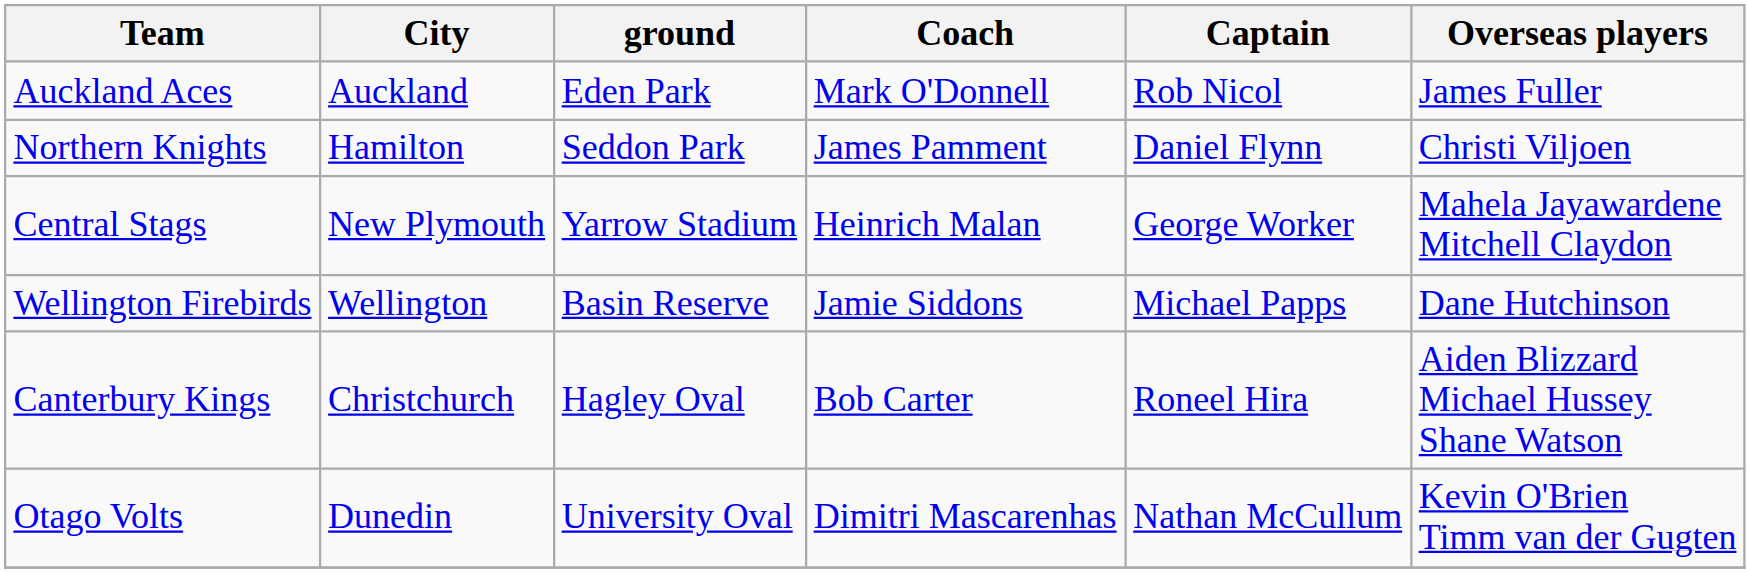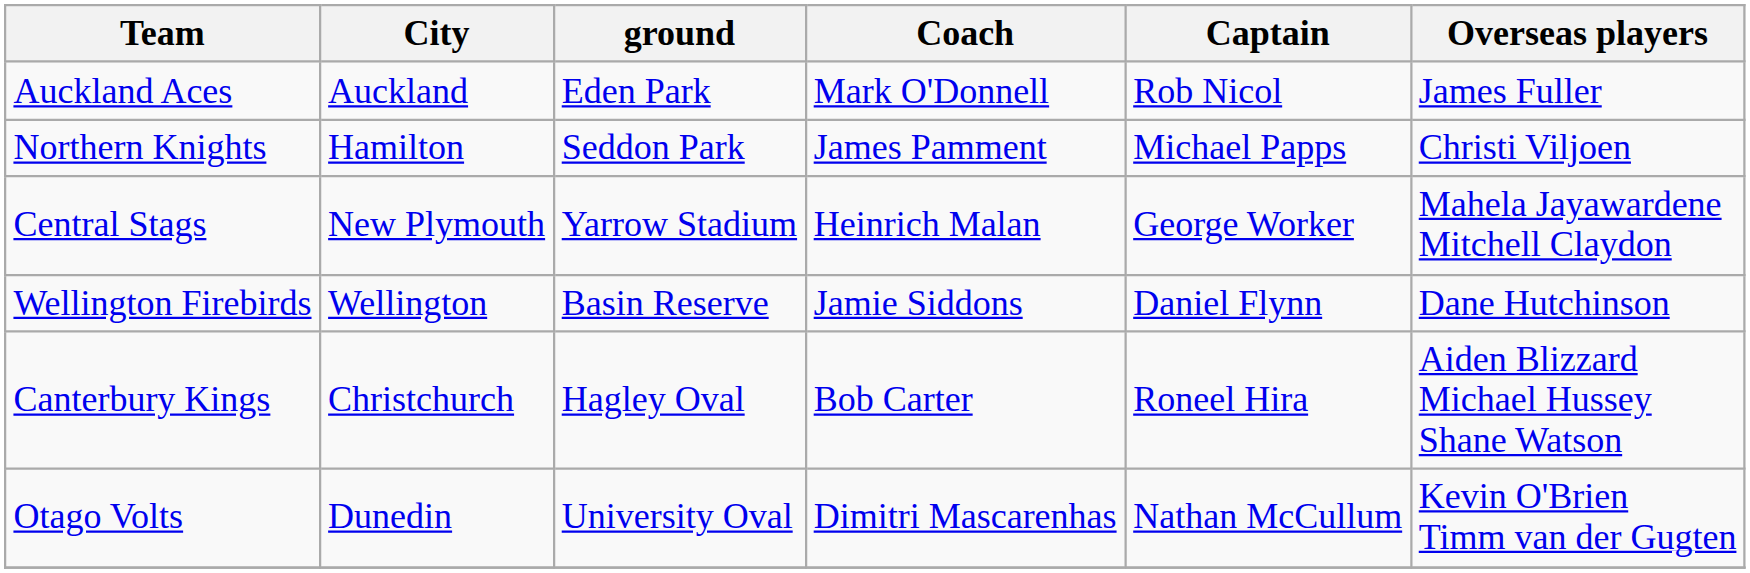(1228, 147) Daniel Flynn -> (1240, 147) Michael Papps
(1240, 301) Michael Papps -> (1228, 301) Daniel Flynn
